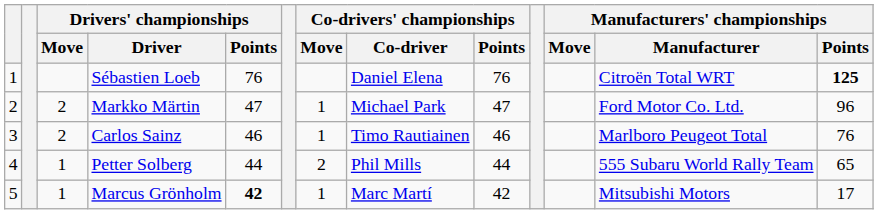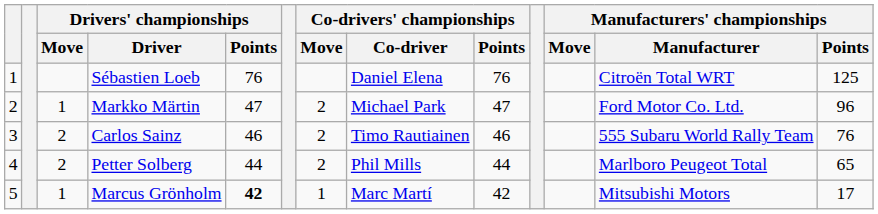(845, 77) bold -> (845, 77) normal
(62, 106) 2 -> (62, 106) 1
(321, 106) 1 -> (321, 106) 2
(321, 135) 1 -> (321, 135) 2
(683, 135) Marlboro Peugeot Total -> (706, 135) 555 Subaru World Rally Team
(62, 164) 1 -> (62, 164) 2
(706, 164) 555 Subaru World Rally Team -> (683, 164) Marlboro Peugeot Total
